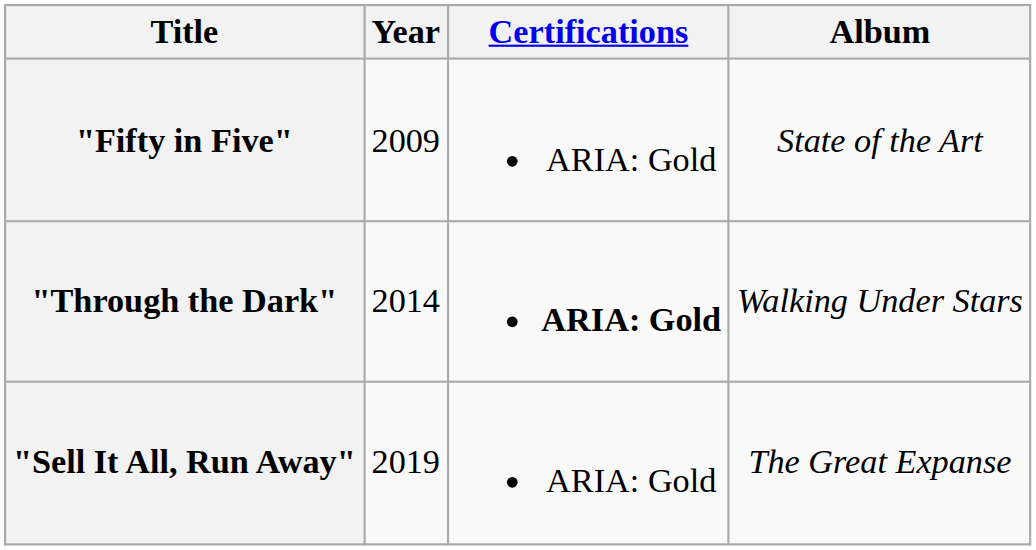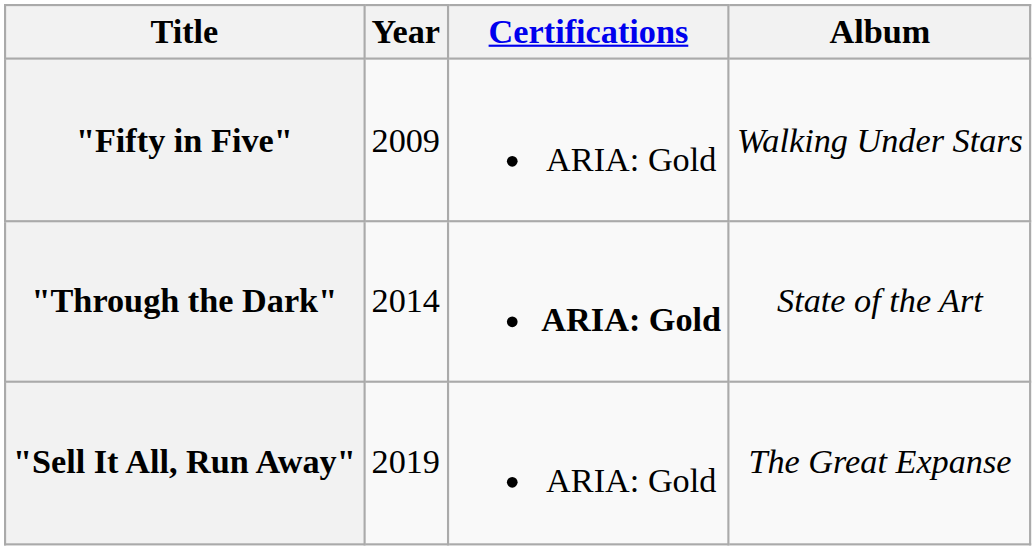(880, 139) State of the Art -> (880, 139) Walking Under Stars
(880, 300) Walking Under Stars -> (880, 300) State of the Art
